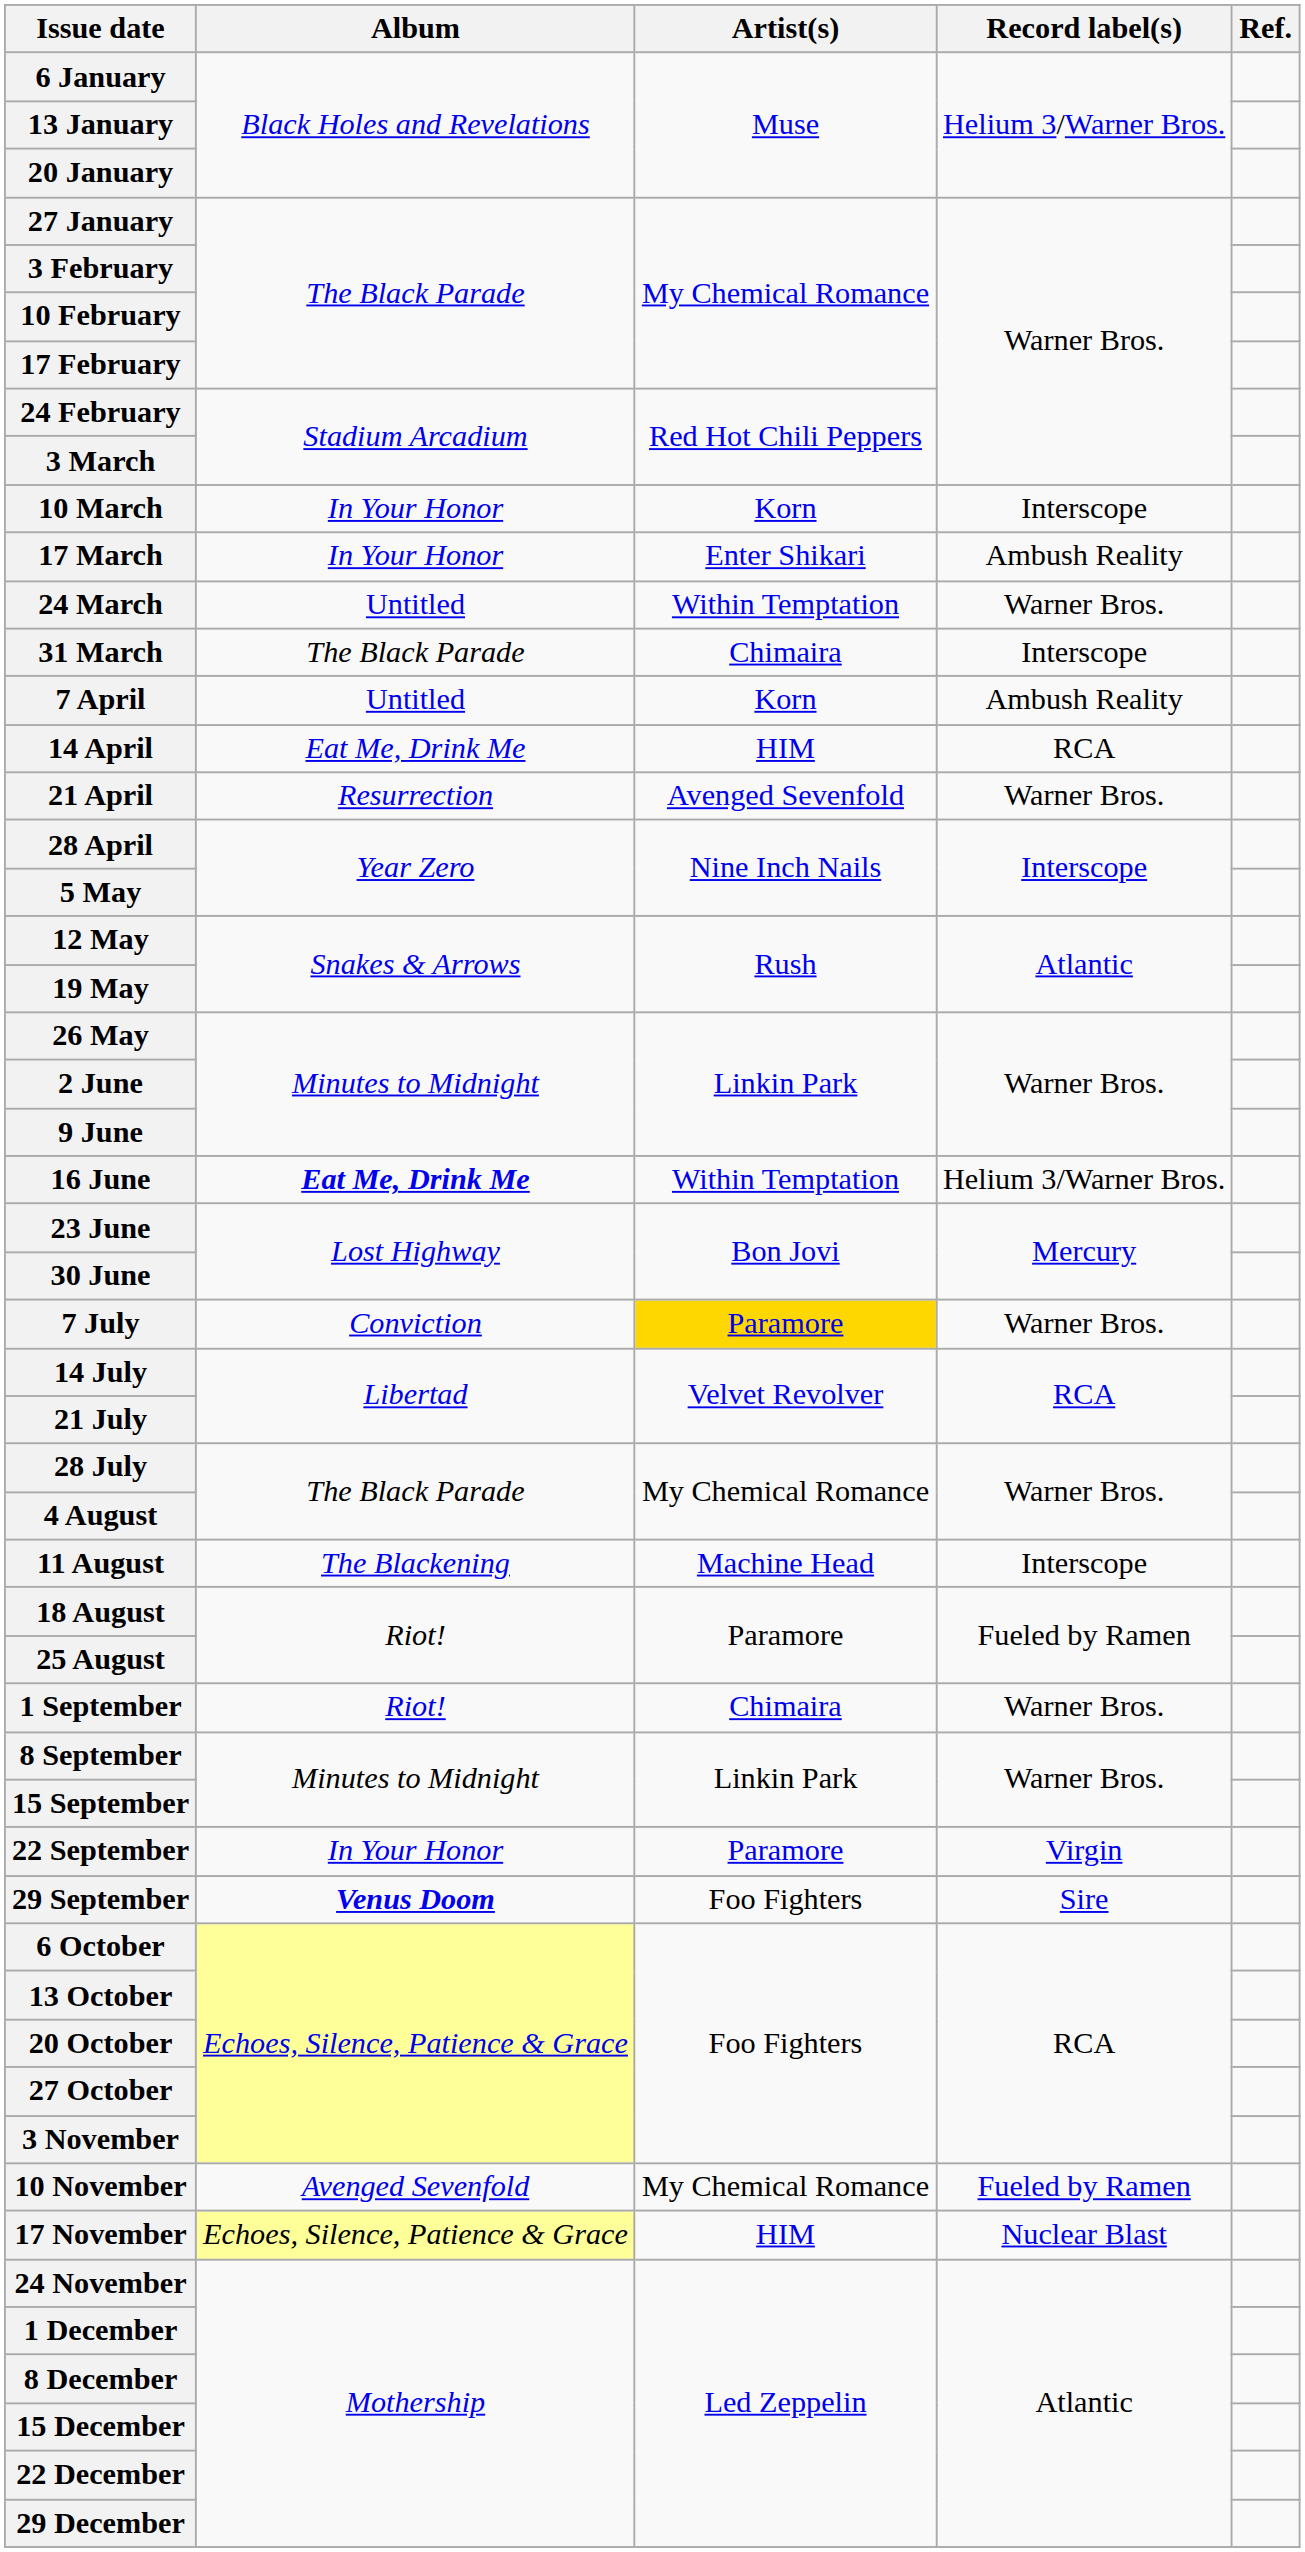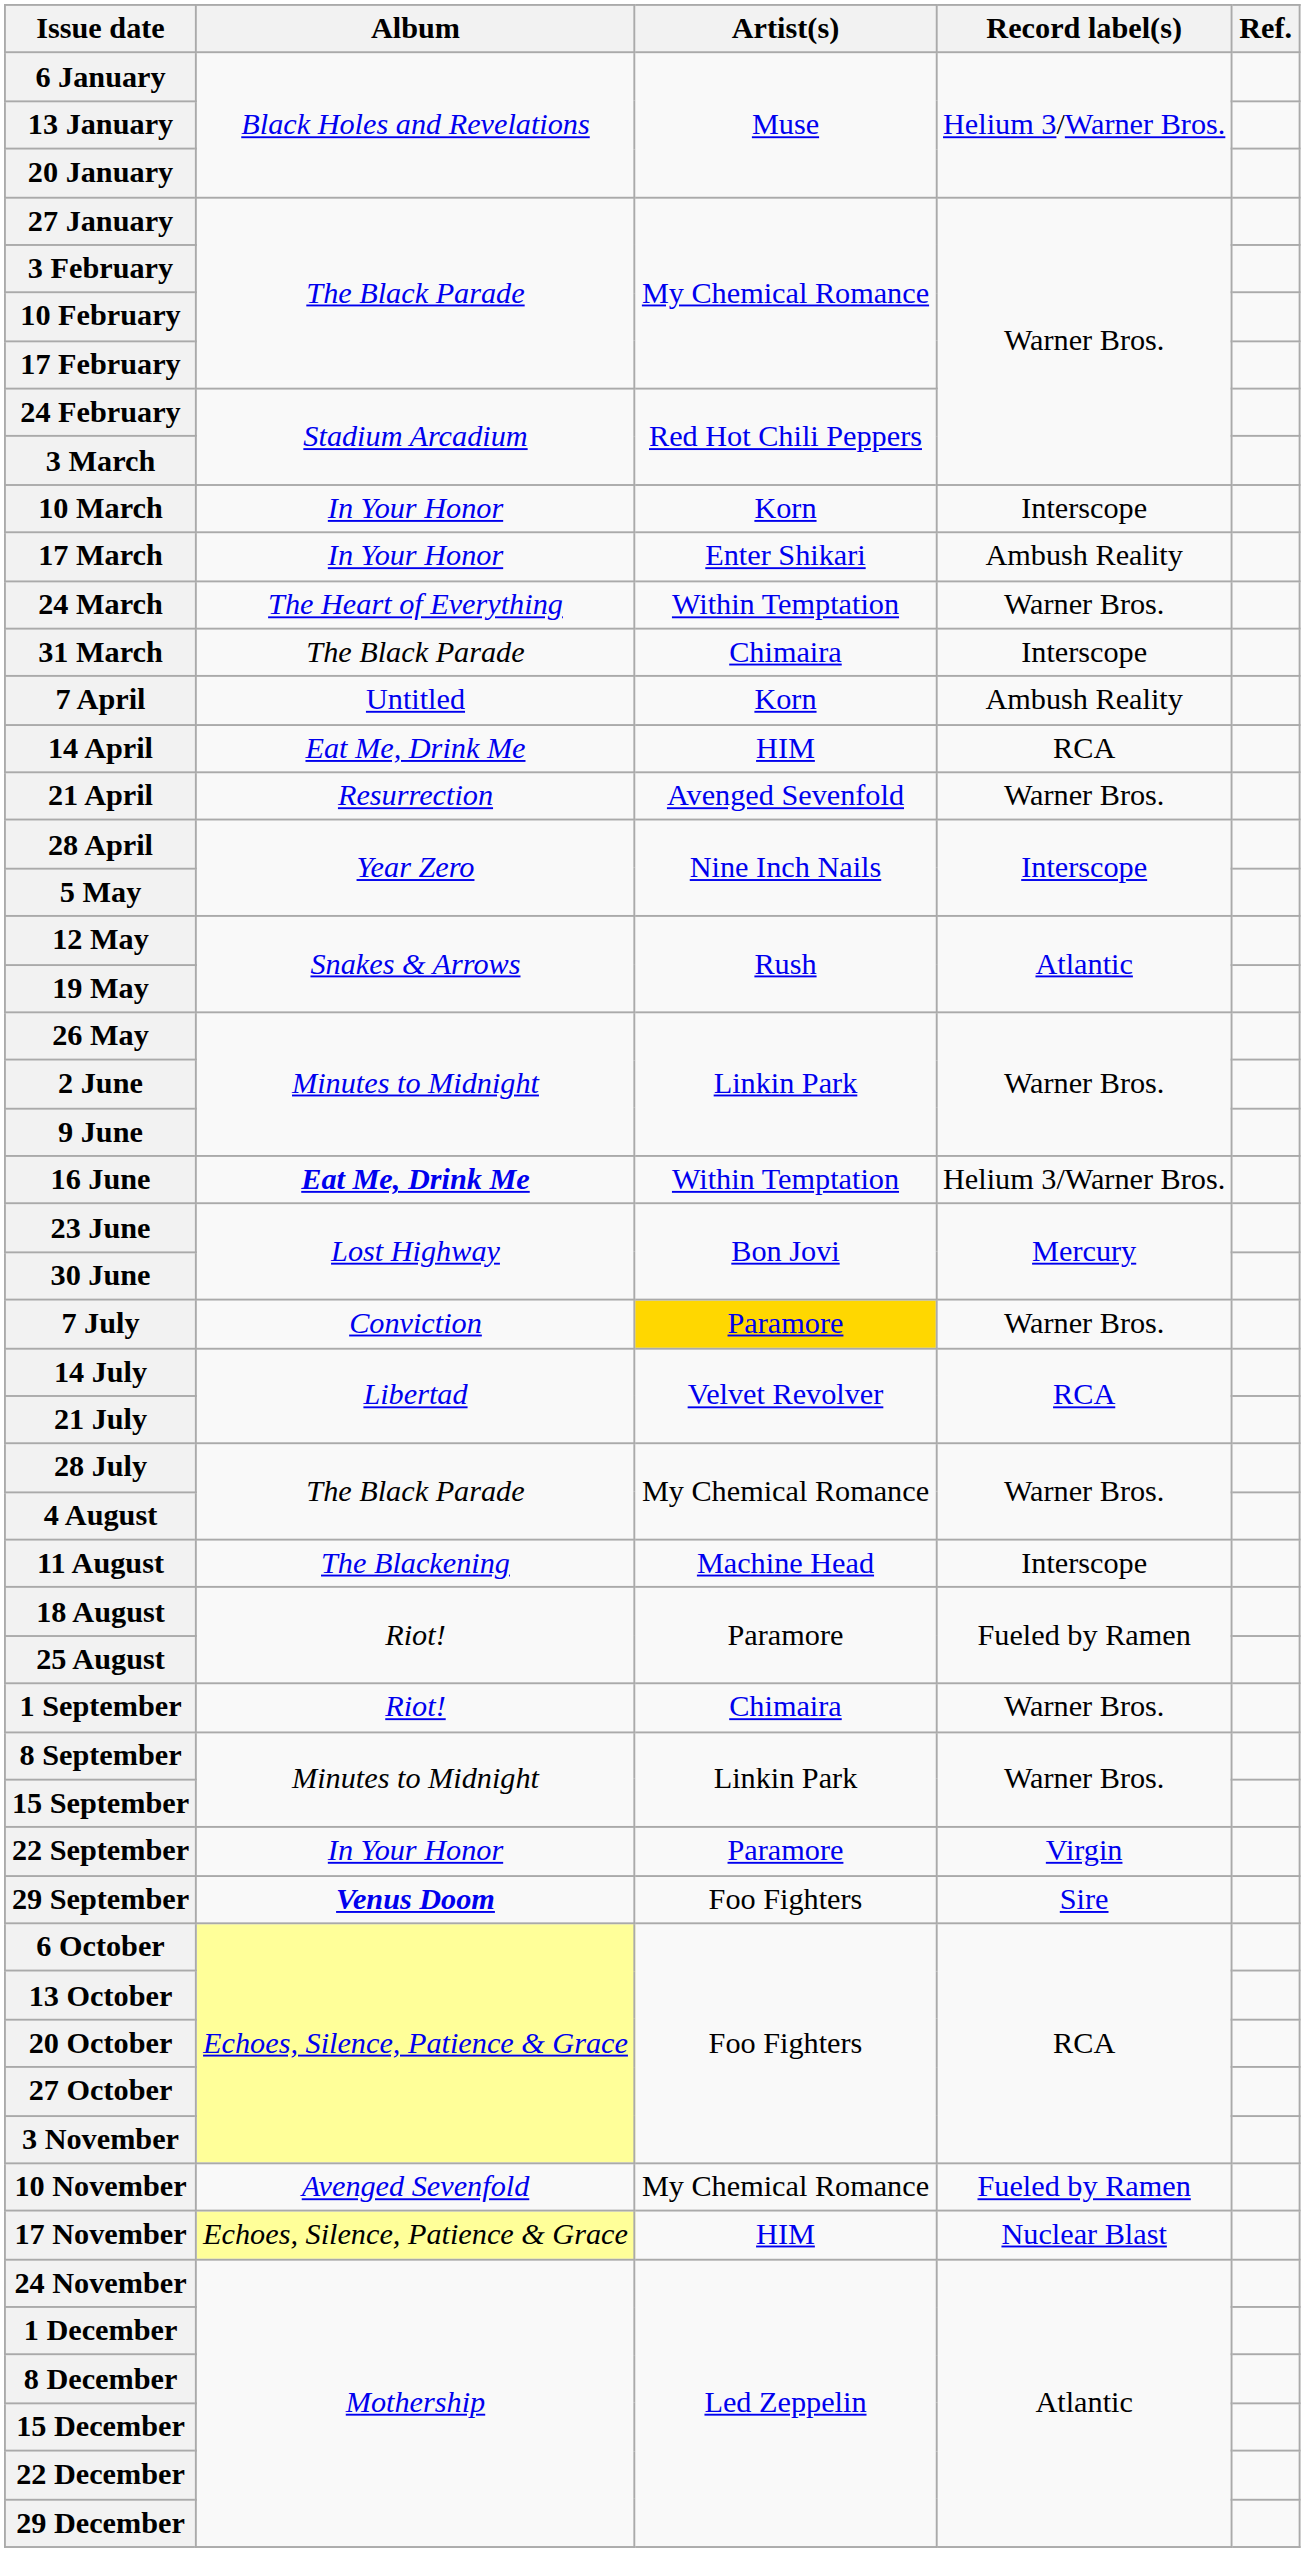(415, 603) Untitled -> (415, 603) The Heart of Everything
